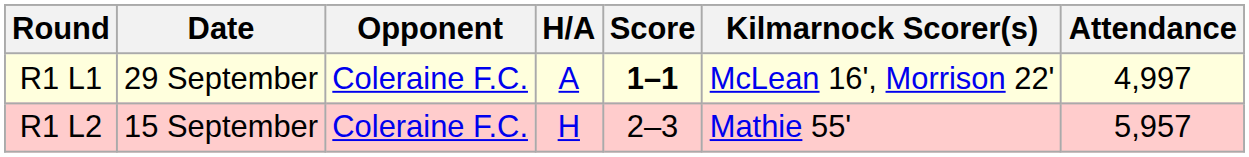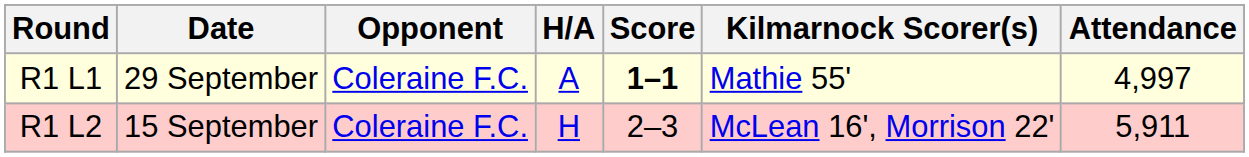(882, 77) McLean 16', Morrison 22' -> (780, 77) Mathie 55'
(780, 126) Mathie 55' -> (882, 126) McLean 16', Morrison 22'
(1153, 126) 5,957 -> (1153, 126) 5,911
